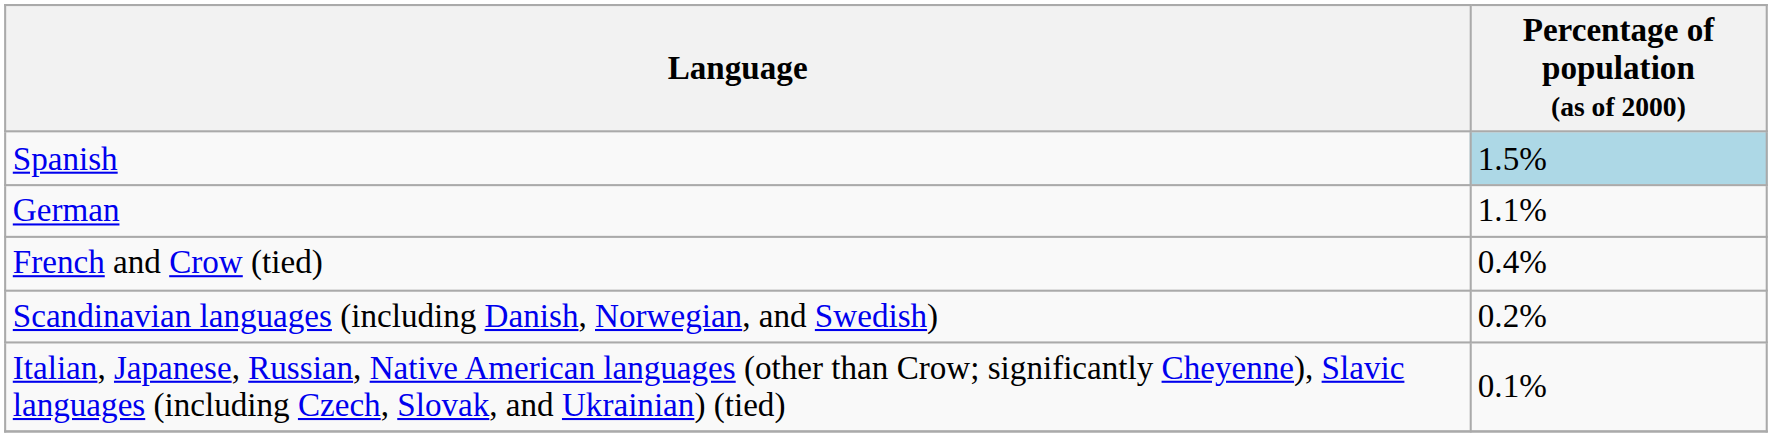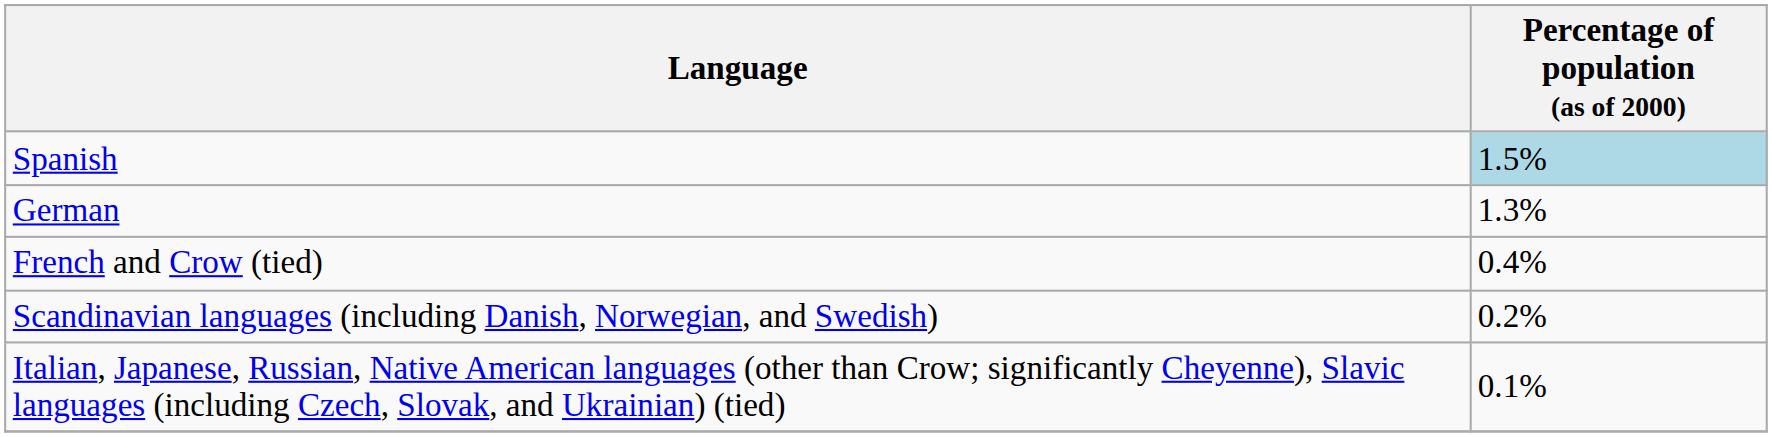(1512, 210) 1.1% -> (1512, 210) 1.3%
